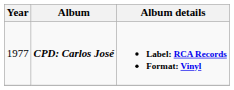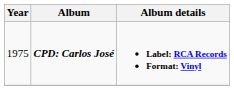(18, 53) 1977 -> (18, 53) 1975
